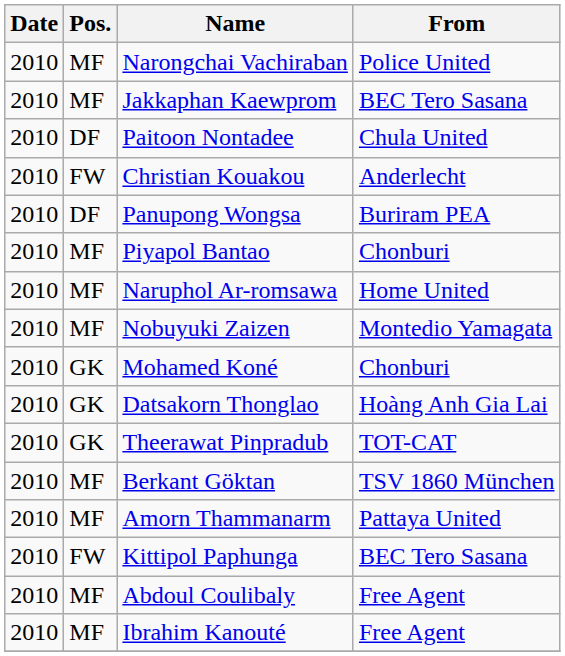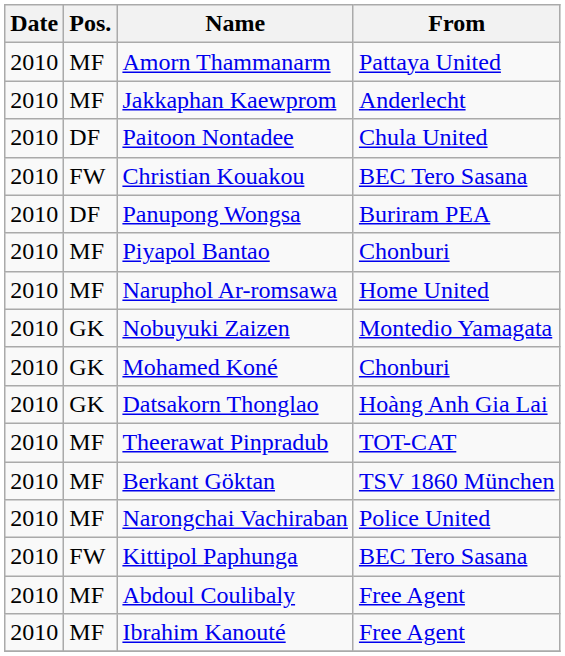rows swapped: (226, 518) <-> (235, 61)
(443, 99) BEC Tero Sasana -> (412, 99) Anderlecht
(412, 175) Anderlecht -> (443, 175) BEC Tero Sasana
(87, 328) MF -> (87, 328) GK
(87, 442) GK -> (87, 442) MF
